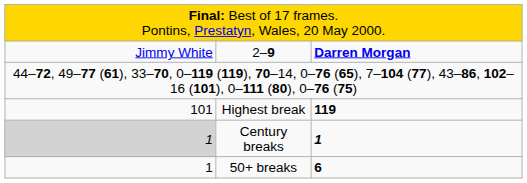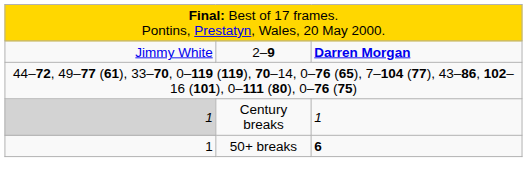- row: (263, 110)
(318, 139) bold -> (318, 117) normal
